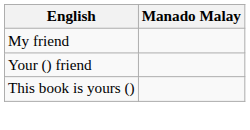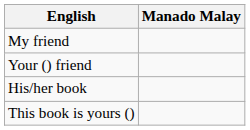+ row: (47, 88)
